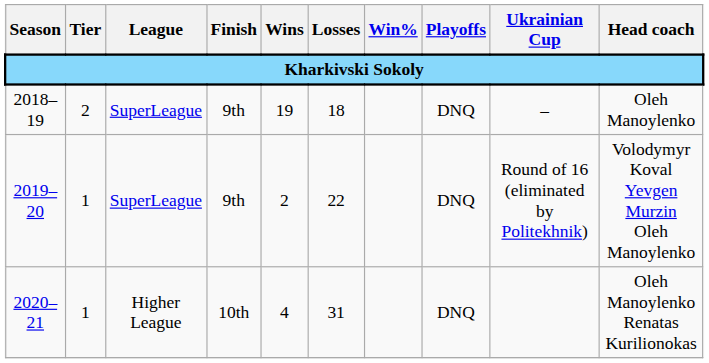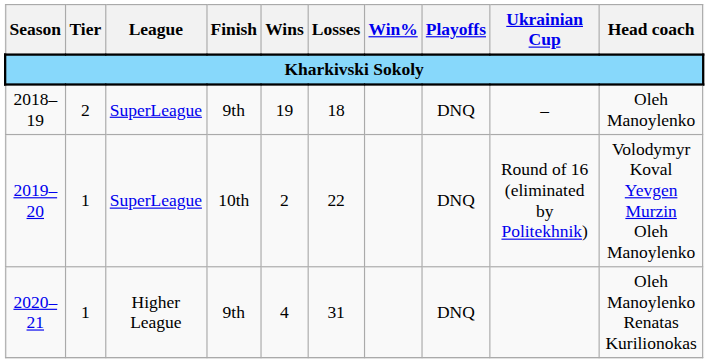(234, 201) 9th -> (234, 201) 10th
(234, 312) 10th -> (234, 312) 9th
